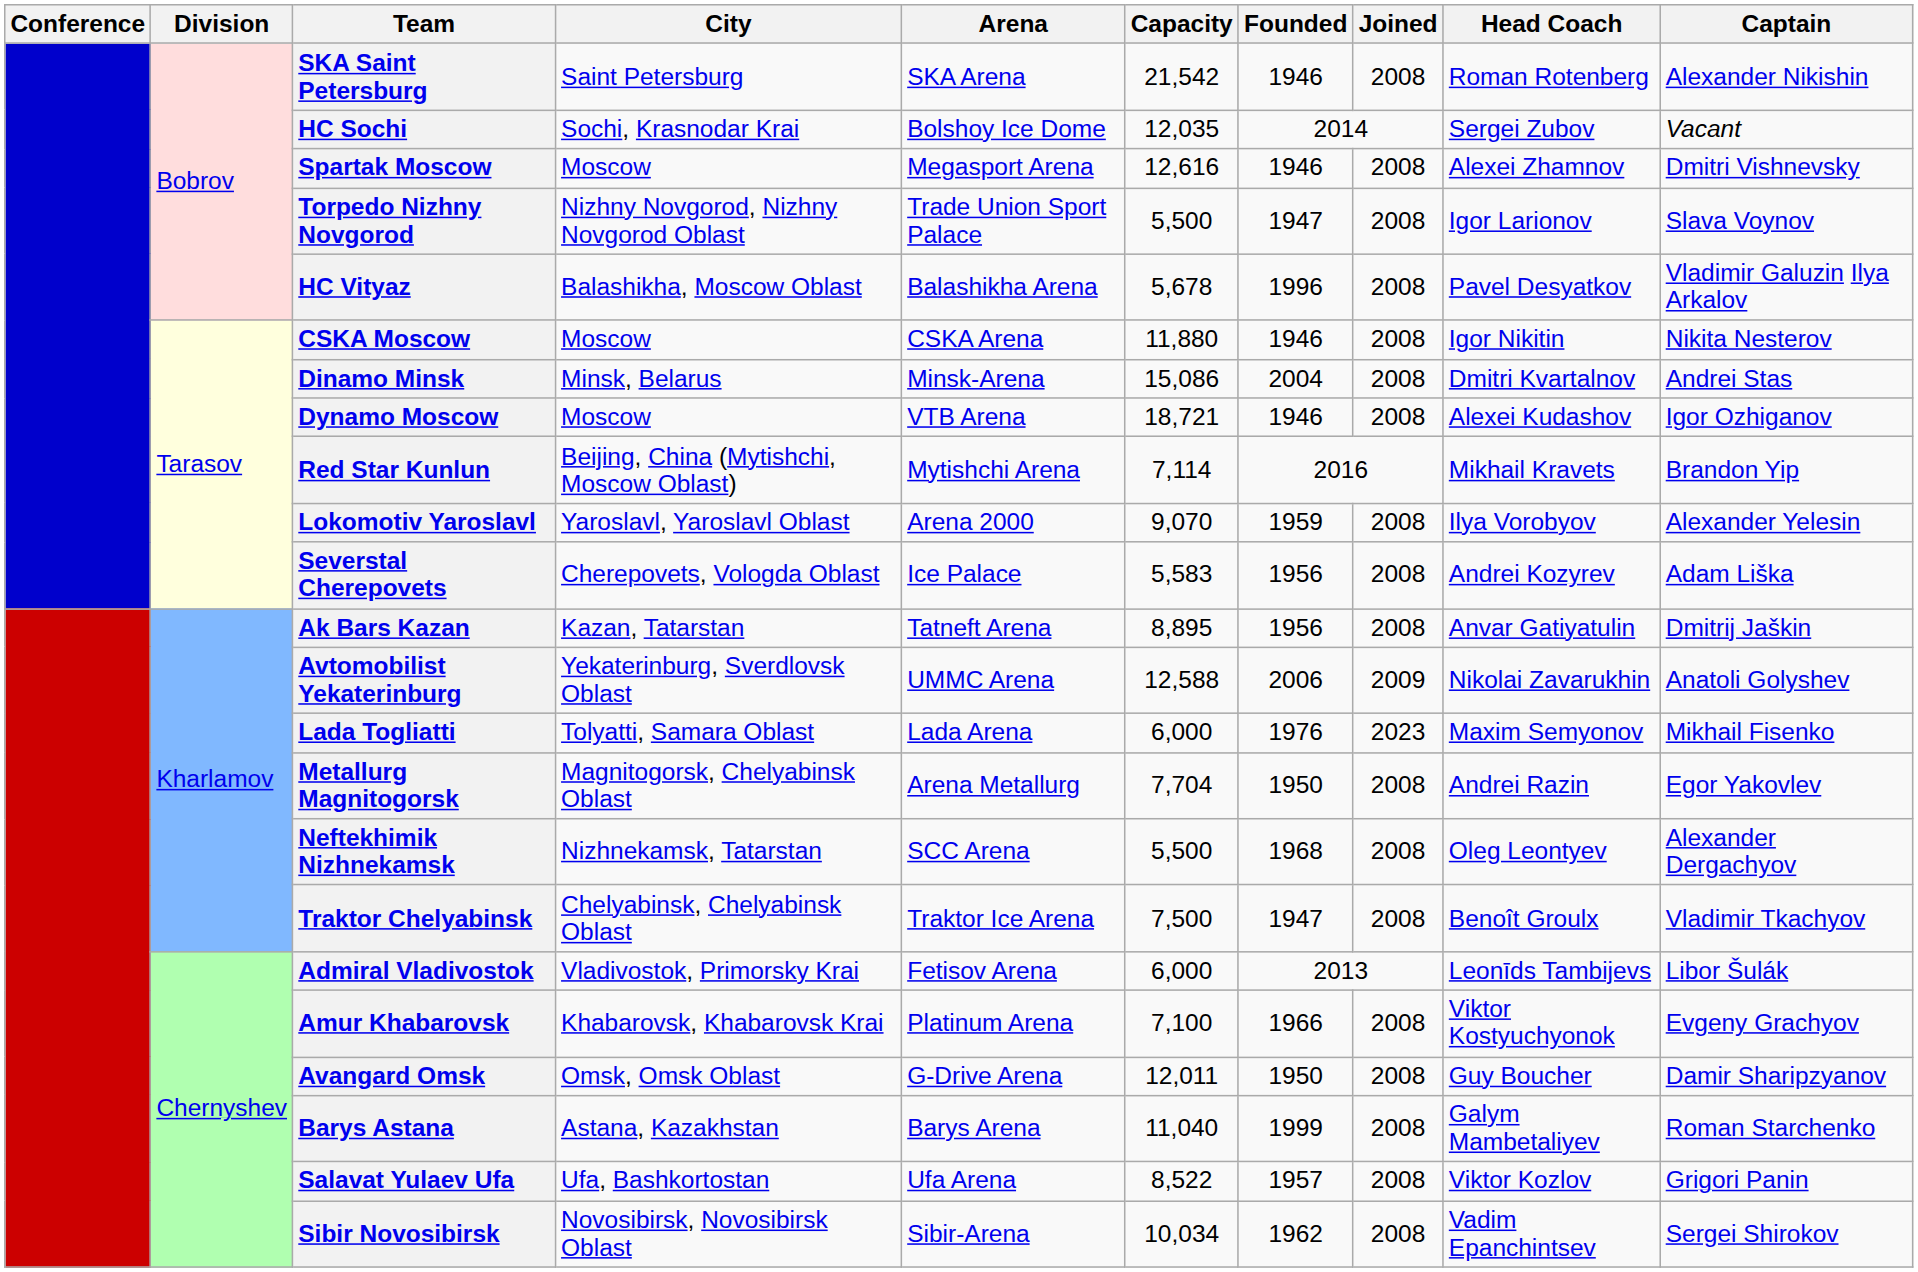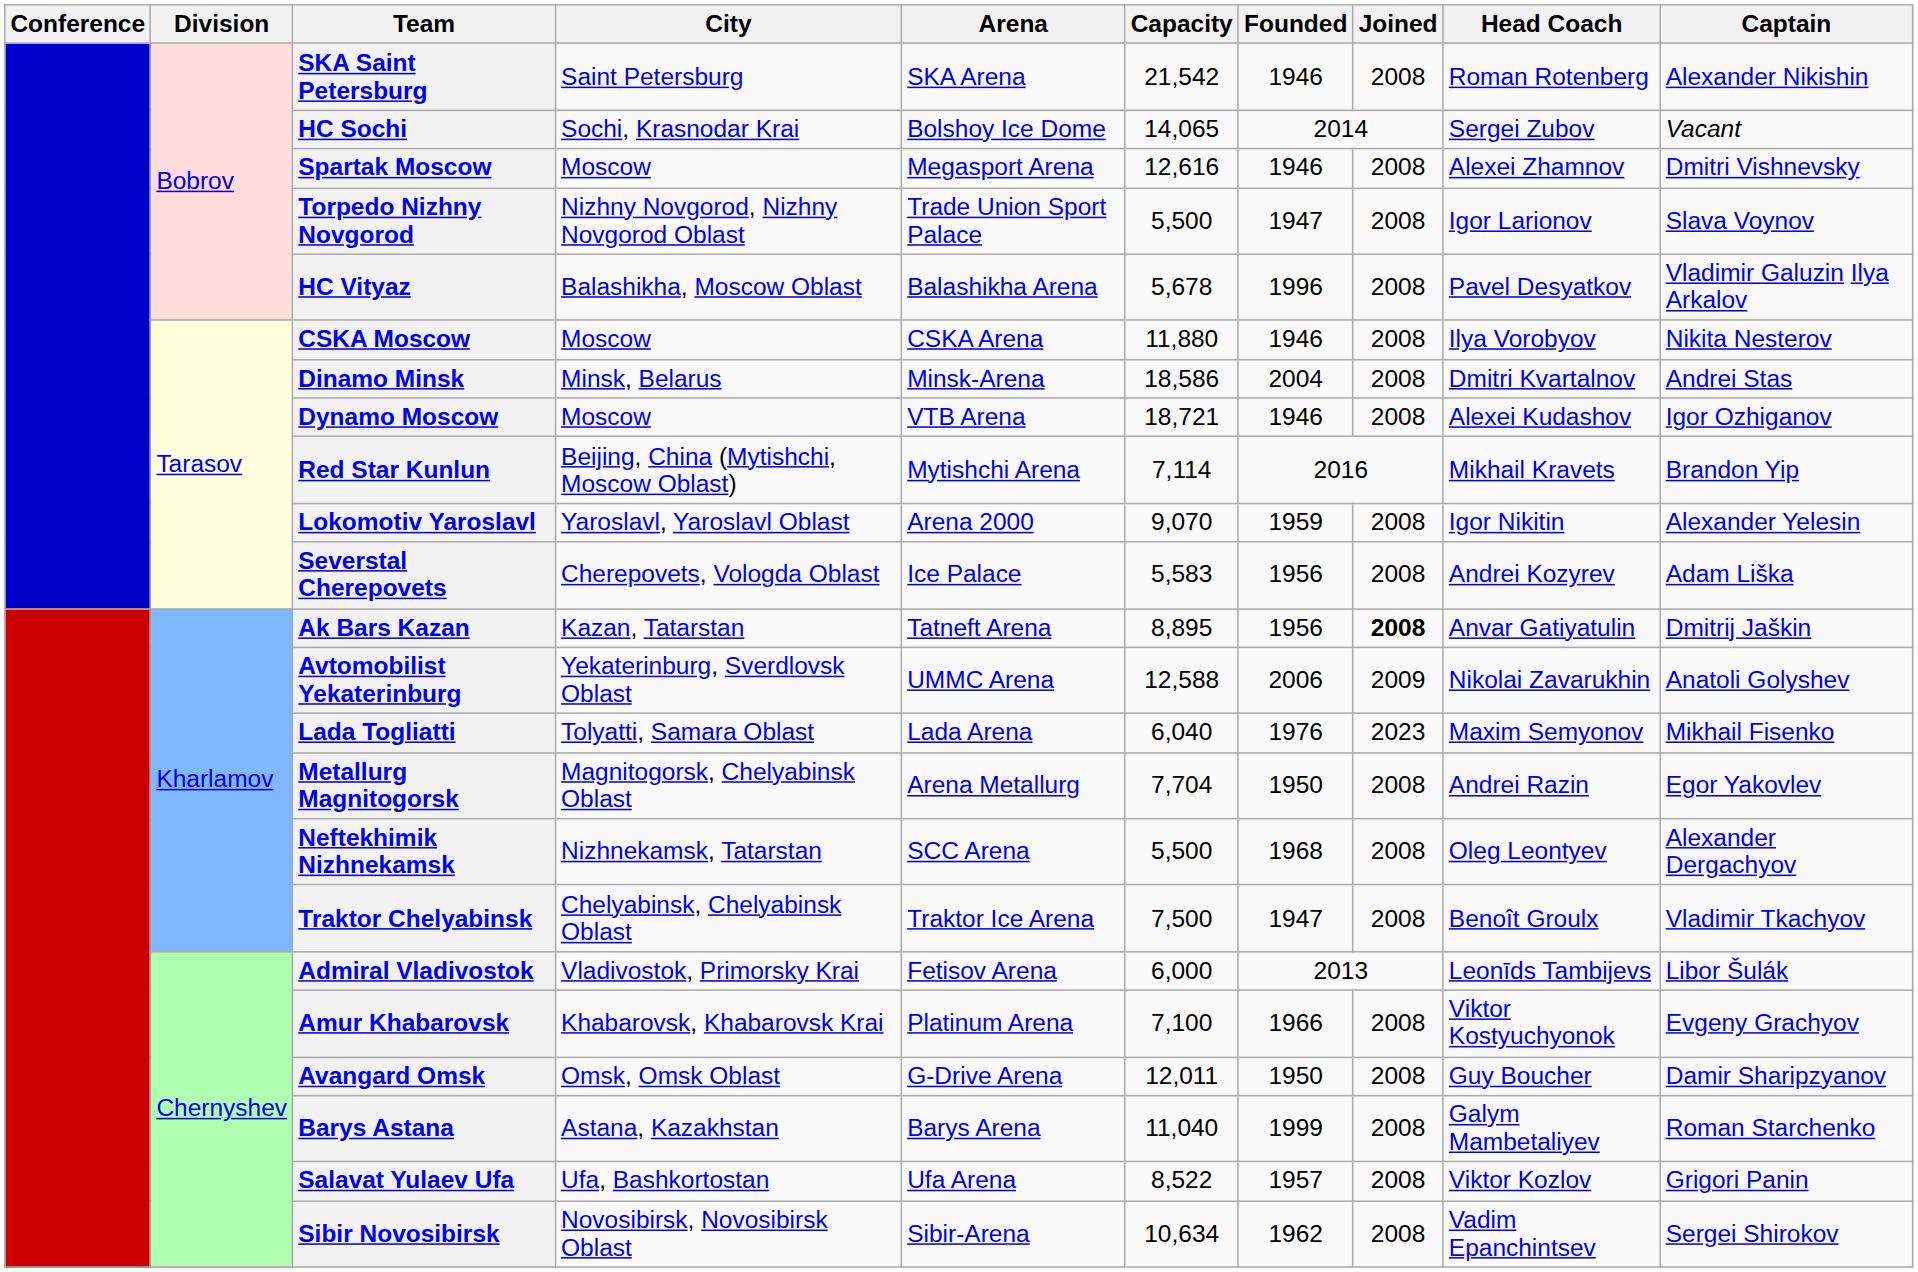(1182, 129) 12,035 -> (1182, 129) 14,065
(1507, 339) Igor Nikitin -> (1522, 339) Ilya Vorobyov
(1182, 378) 15,086 -> (1182, 378) 18,586
(1522, 522) Ilya Vorobyov -> (1507, 522) Igor Nikitin
(1398, 627) normal -> (1398, 627) bold
(1182, 732) 6,000 -> (1182, 732) 6,040
(1182, 1233) 10,034 -> (1182, 1233) 10,634
